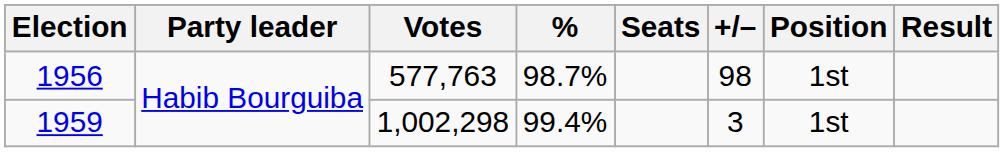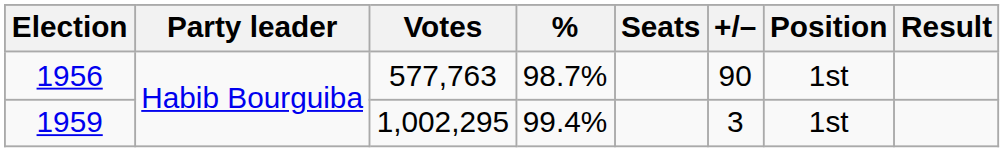(735, 75) 98 -> (735, 75) 90
(443, 122) 1,002,298 -> (443, 122) 1,002,295
